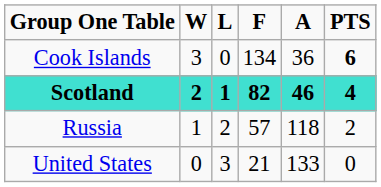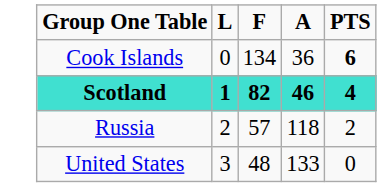- column: (196, 22)
(259, 163) 21 -> (259, 163) 48
